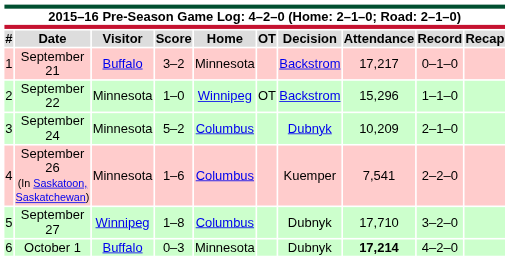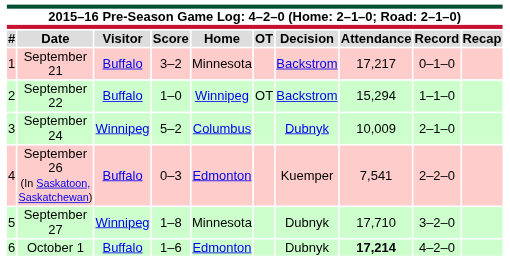(123, 96) Minnesota -> (123, 96) Buffalo
(379, 96) 15,296 -> (376, 96) 15,294
(123, 128) Minnesota -> (123, 128) Winnipeg
(379, 128) 10,209 -> (376, 128) 10,009
(123, 175) Minnesota -> (123, 175) Buffalo
(174, 175) 1–6 -> (171, 175) 0–3
(225, 175) Columbus -> (222, 175) Edmonton
(225, 222) Columbus -> (222, 222) Minnesota
(174, 247) 0–3 -> (171, 247) 1–6
(225, 247) Minnesota -> (222, 247) Edmonton
